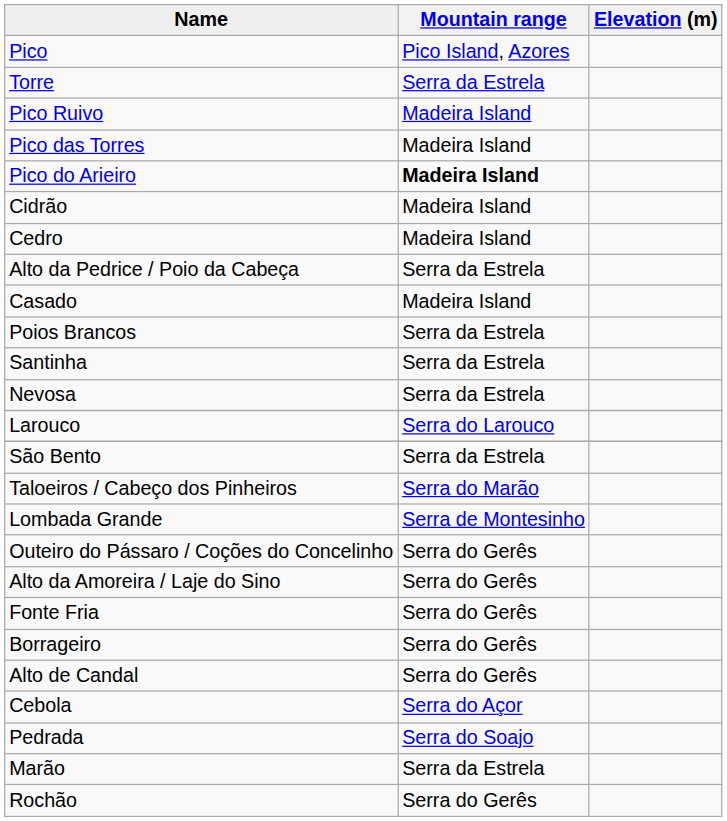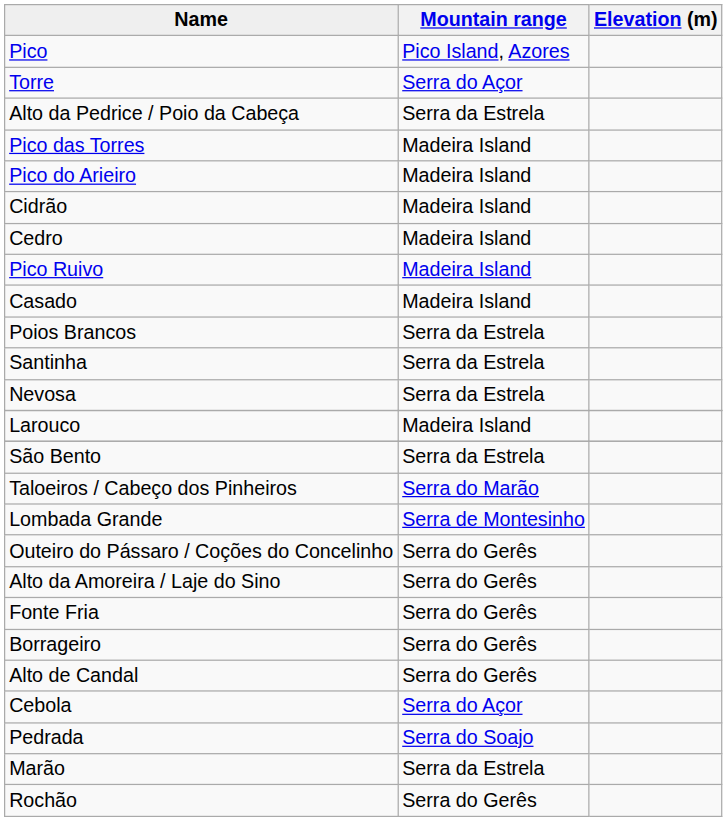(473, 82) Serra da Estrela -> (462, 82) Serra do Açor
rows swapped: (56, 113) <-> (154, 269)
(471, 176) bold -> (467, 176) normal
(478, 425) Serra do Larouco -> (467, 425) Madeira Island
